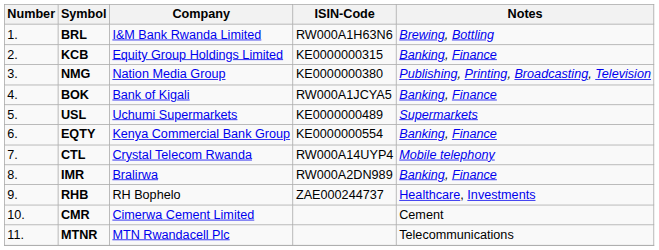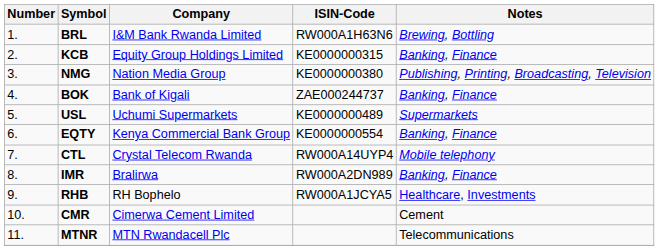(344, 94) RW000A1JCYA5 -> (340, 94) ZAE000244737
(340, 194) ZAE000244737 -> (344, 194) RW000A1JCYA5
